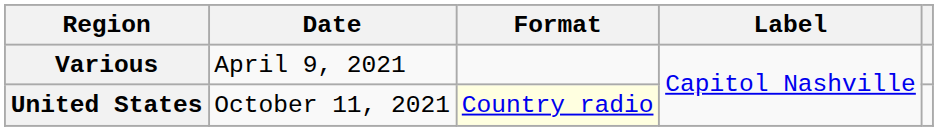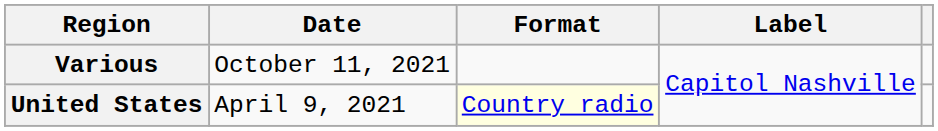(310, 65) April 9, 2021 -> (332, 65) October 11, 2021
(332, 105) October 11, 2021 -> (310, 105) April 9, 2021
